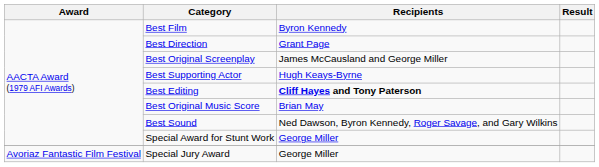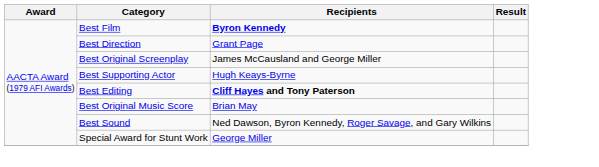(313, 28) normal -> (249, 28) bold
- row: (188, 153)
